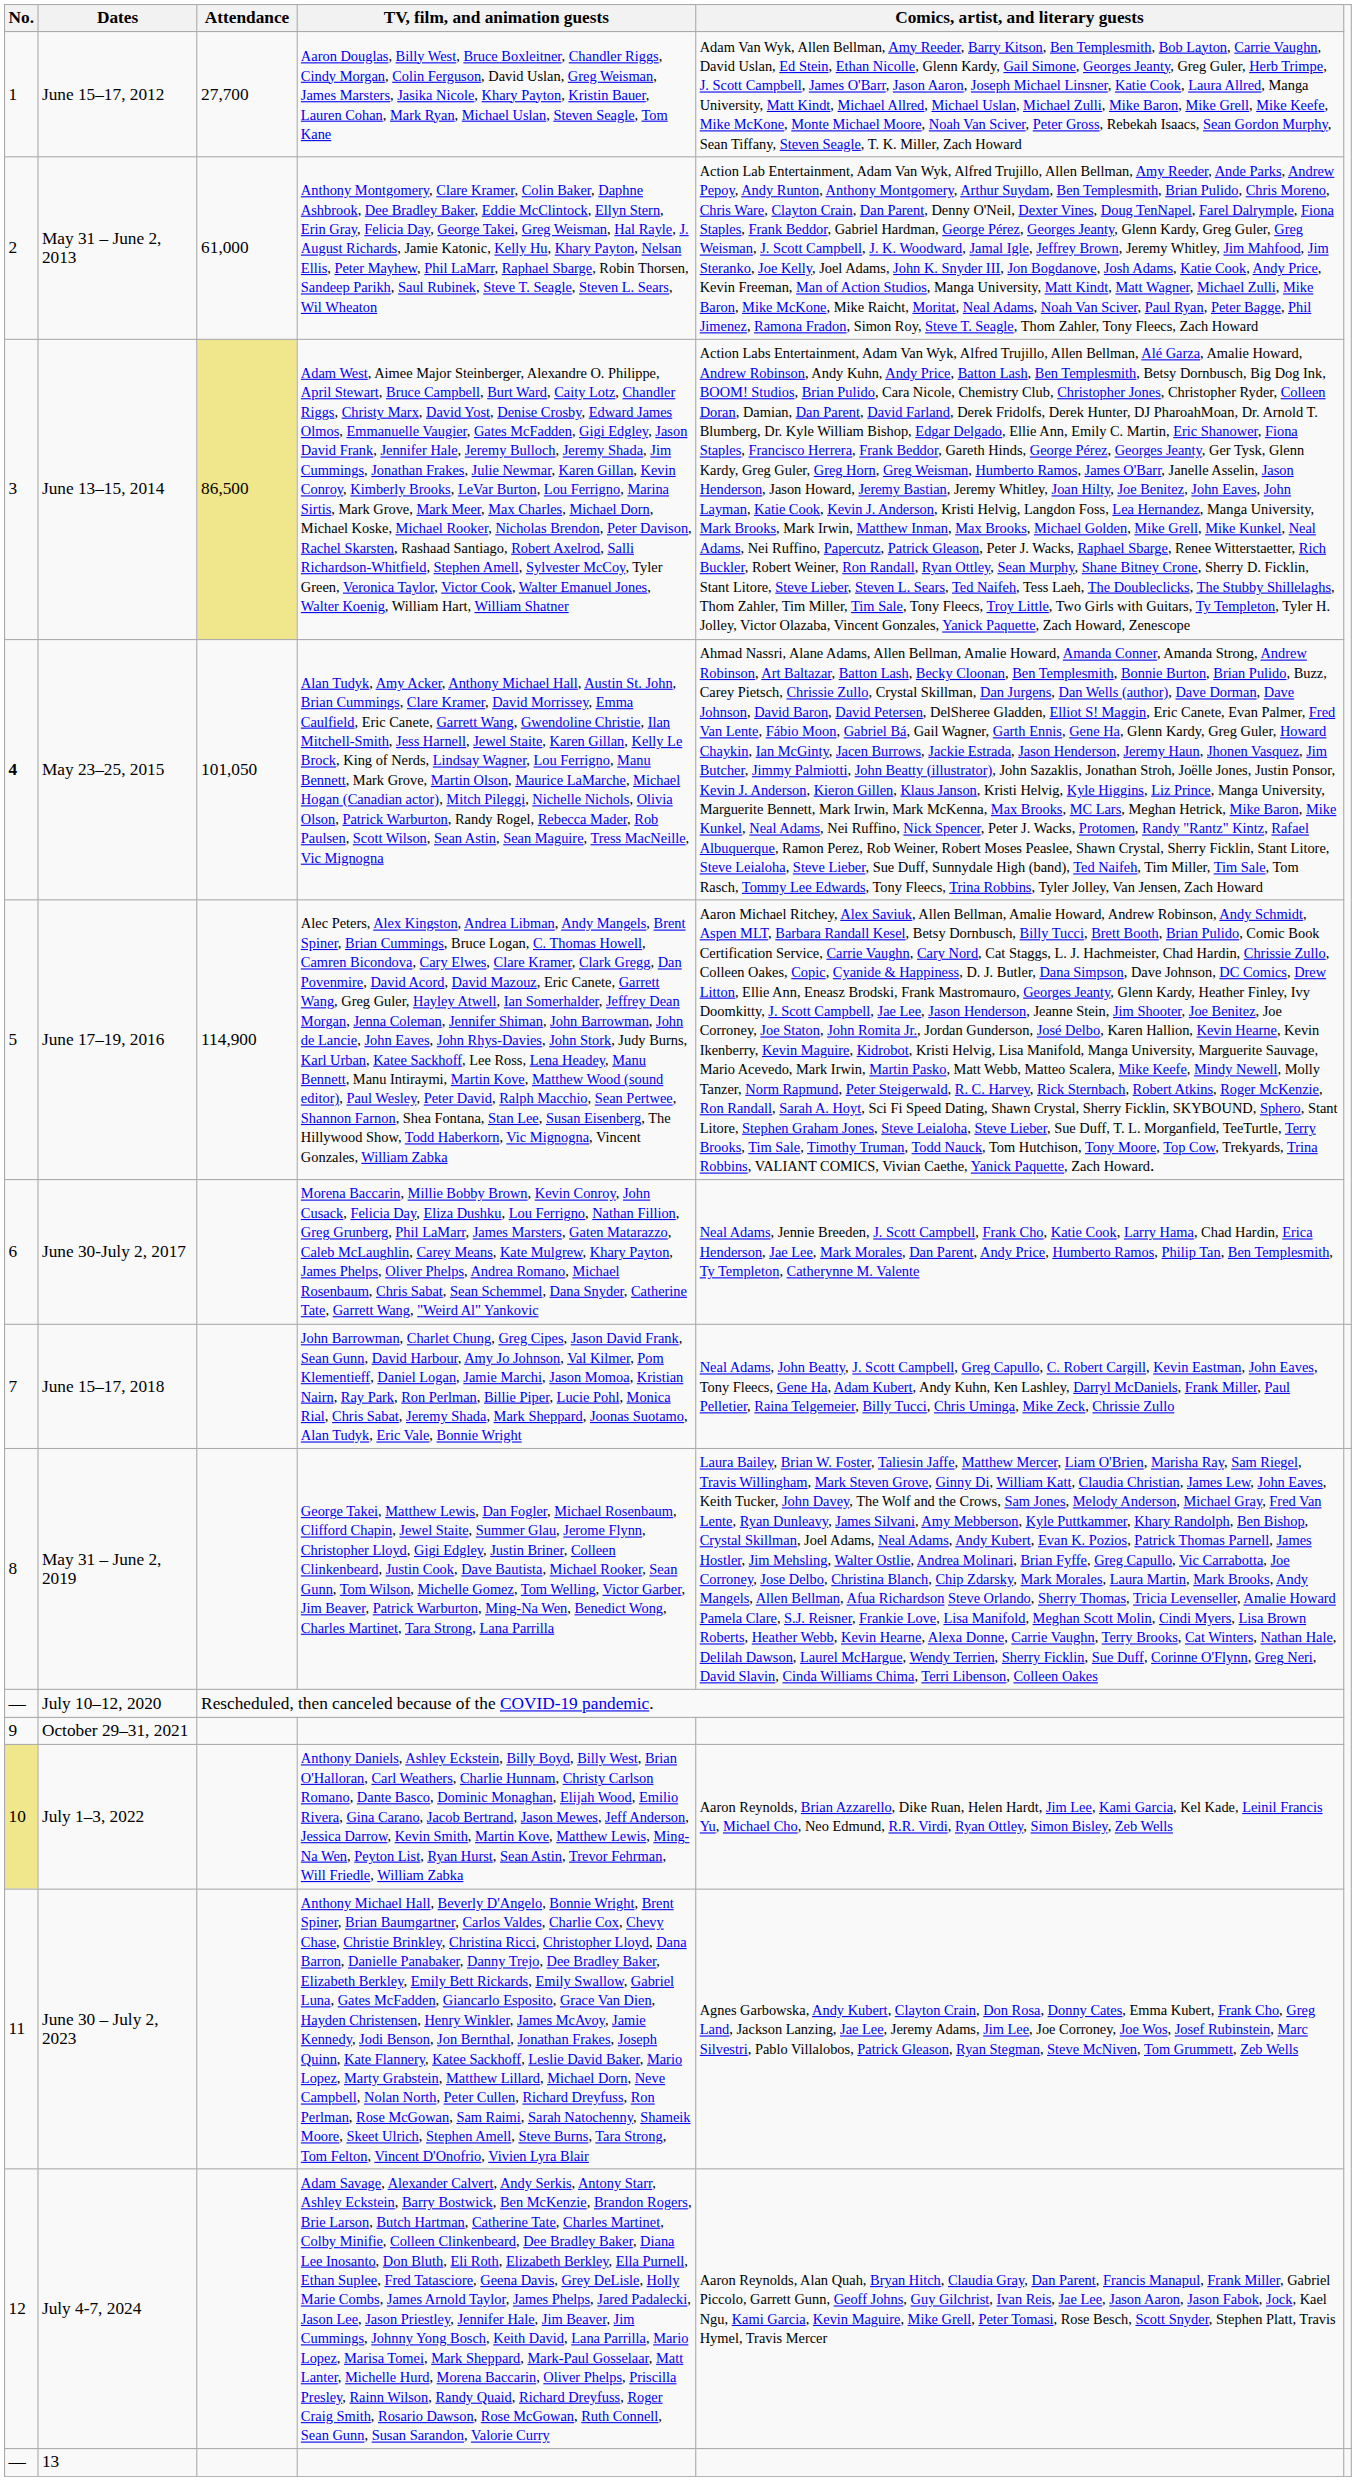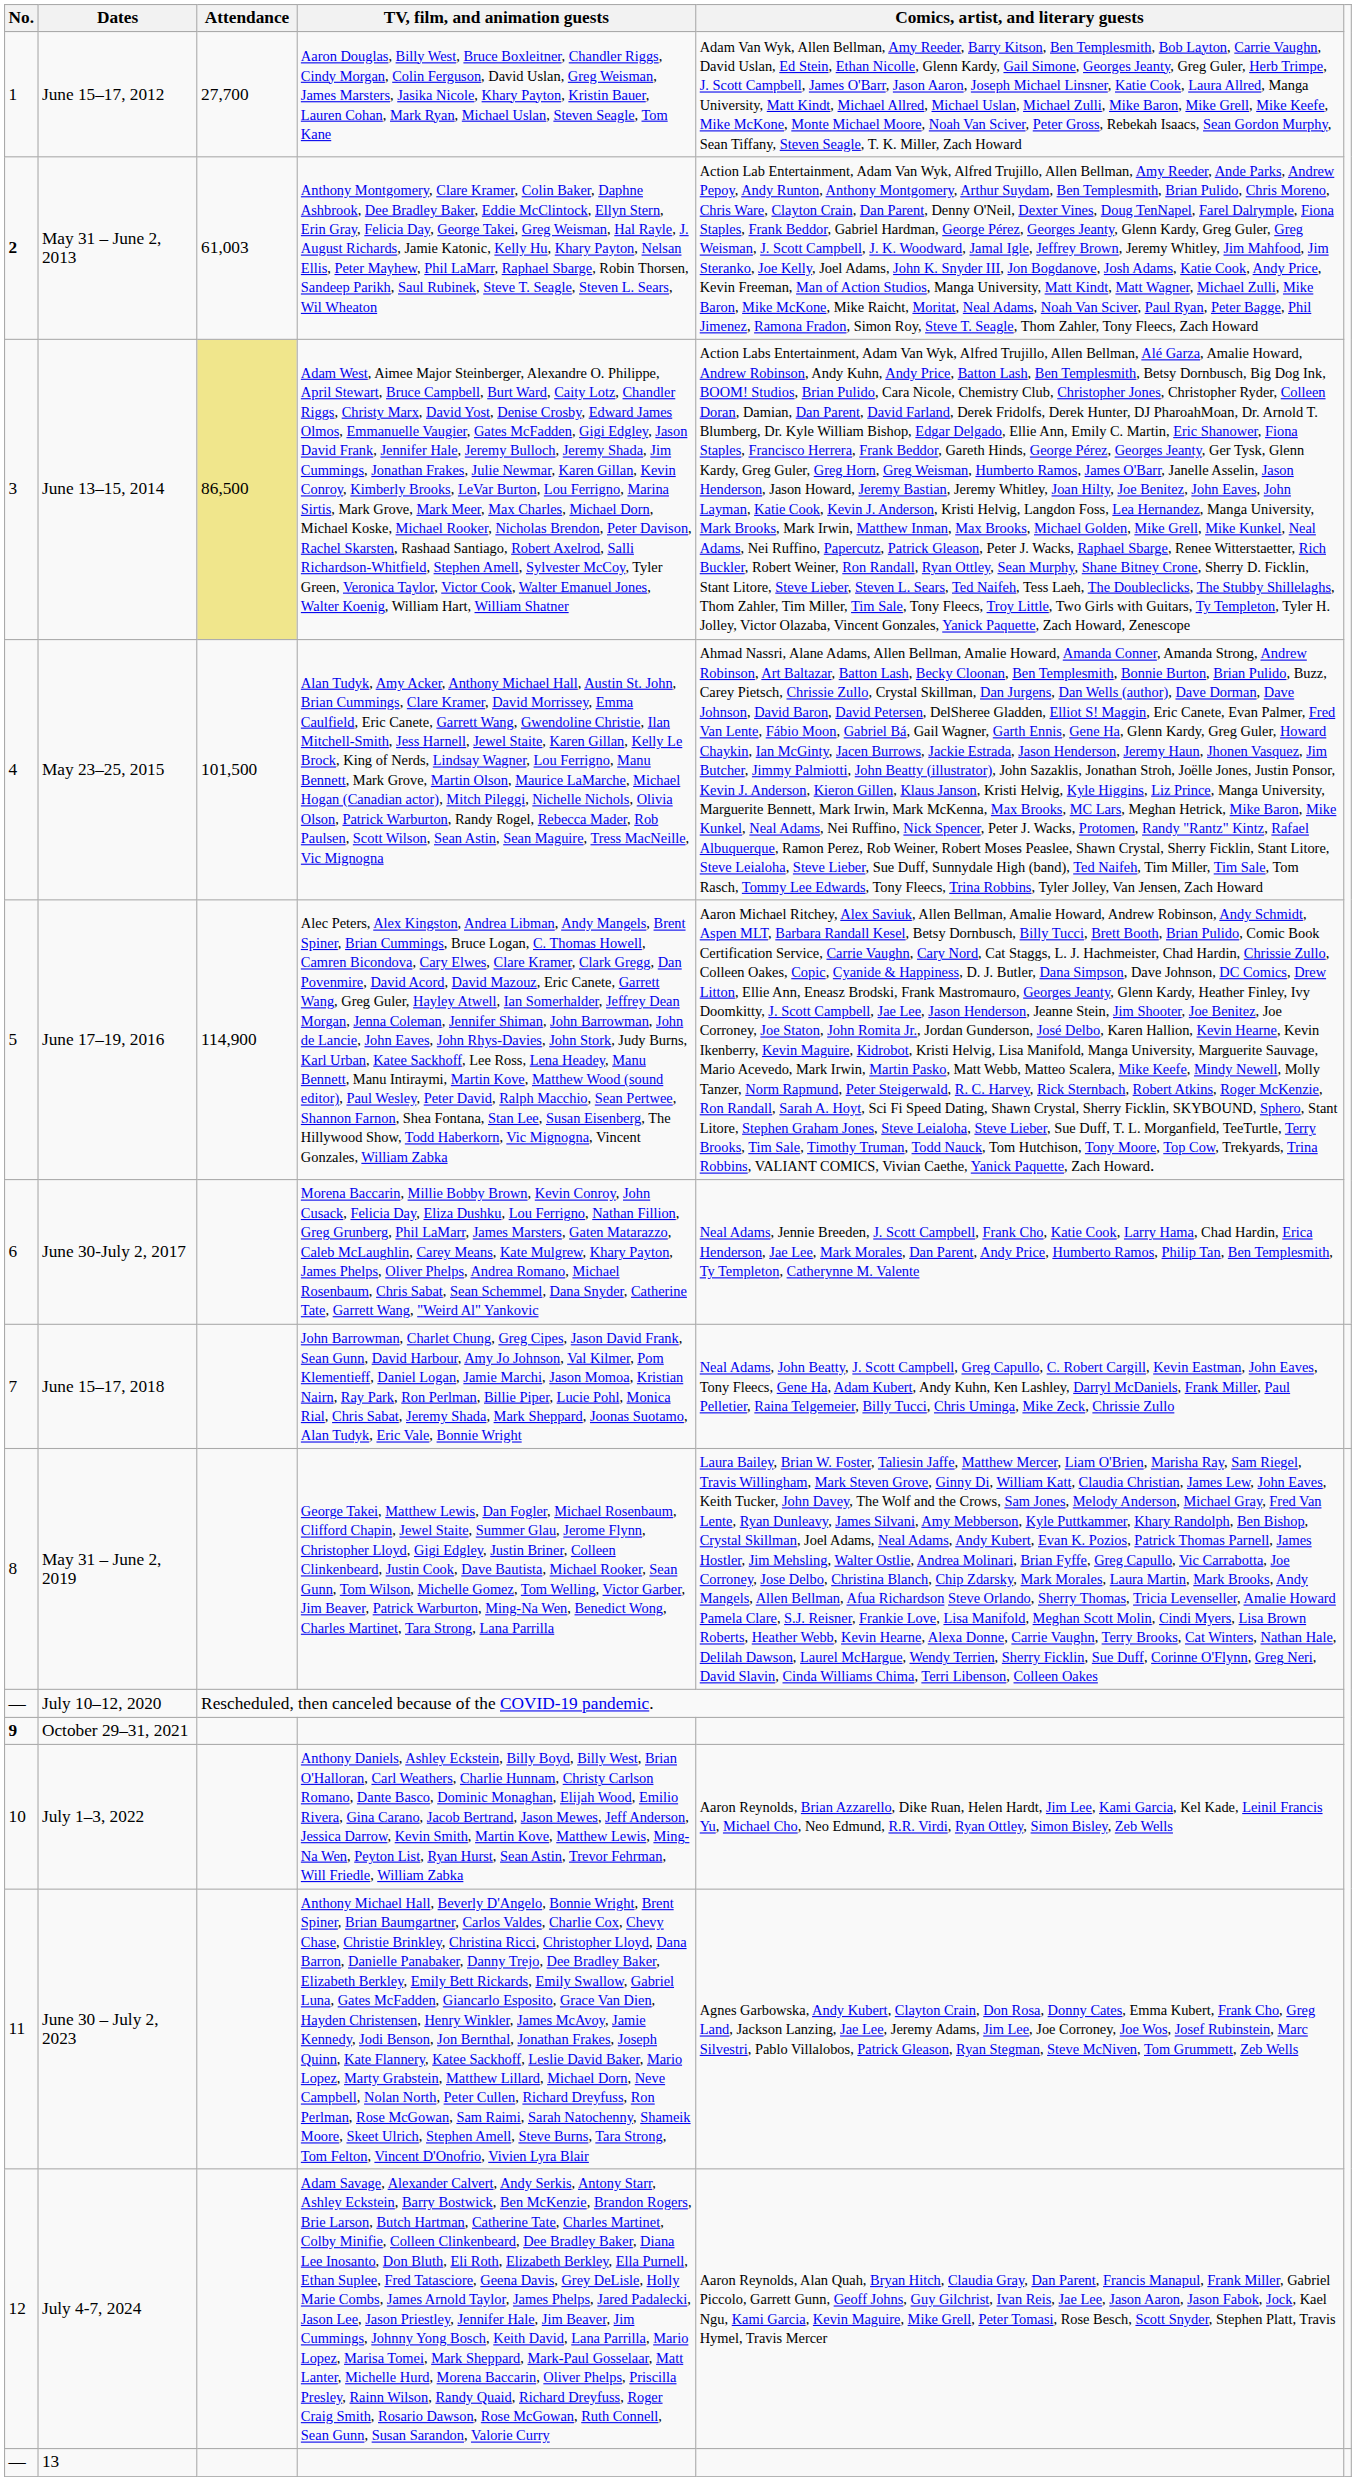(13, 247) normal -> (13, 247) bold
(225, 247) 61,000 -> (225, 247) 61,003
(13, 769) bold -> (13, 769) normal
(229, 769) 101,050 -> (229, 769) 101,500
(13, 1730) normal -> (13, 1730) bold
(17, 1816) khaki background -> (17, 1816) no background
